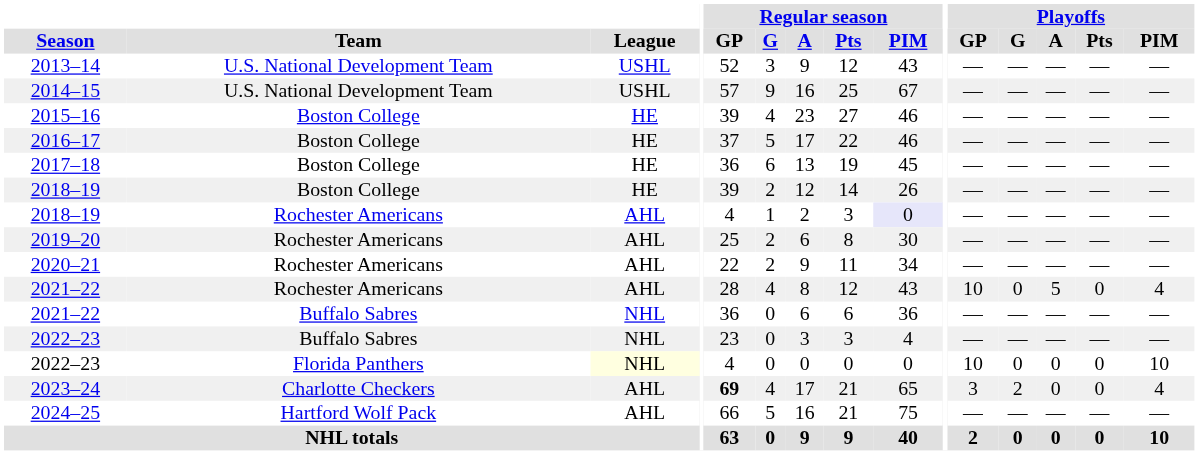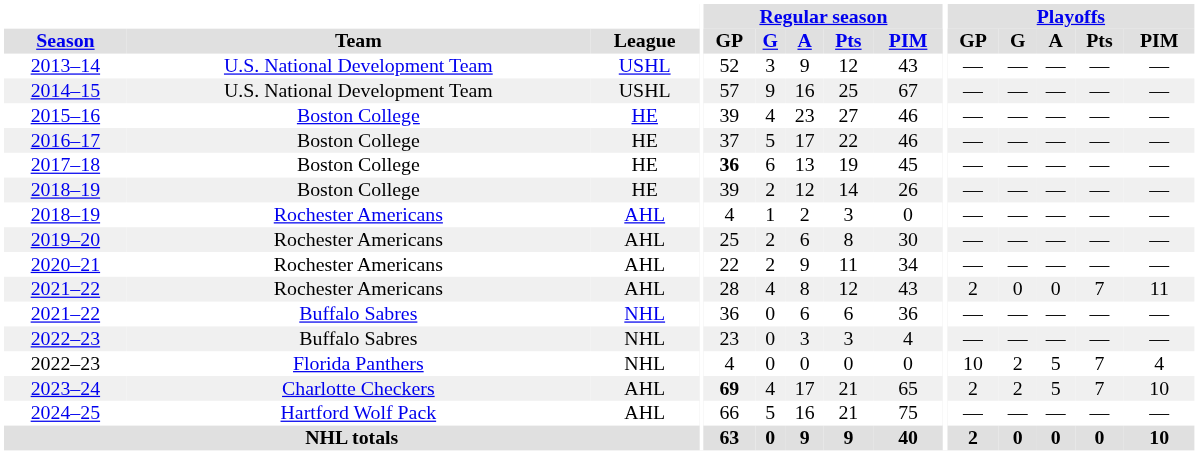(729, 165) normal -> (729, 165) bold
(908, 214) lavender background -> (908, 214) no background
(973, 289) 10 -> (973, 289) 2
(1056, 289) 5 -> (1056, 289) 0
(1099, 289) 0 -> (1099, 289) 7
(1159, 289) 4 -> (1159, 289) 11
(645, 363) lightyellow background -> (645, 363) no background
(1018, 363) 0 -> (1018, 363) 2
(1056, 363) 0 -> (1056, 363) 5
(1099, 363) 0 -> (1099, 363) 7
(1159, 363) 10 -> (1159, 363) 4
(973, 388) 3 -> (973, 388) 2
(1056, 388) 0 -> (1056, 388) 5
(1099, 388) 0 -> (1099, 388) 7
(1159, 388) 4 -> (1159, 388) 10
